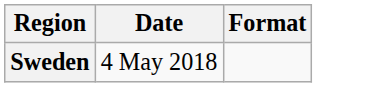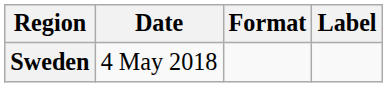+ column: (347, 23)
